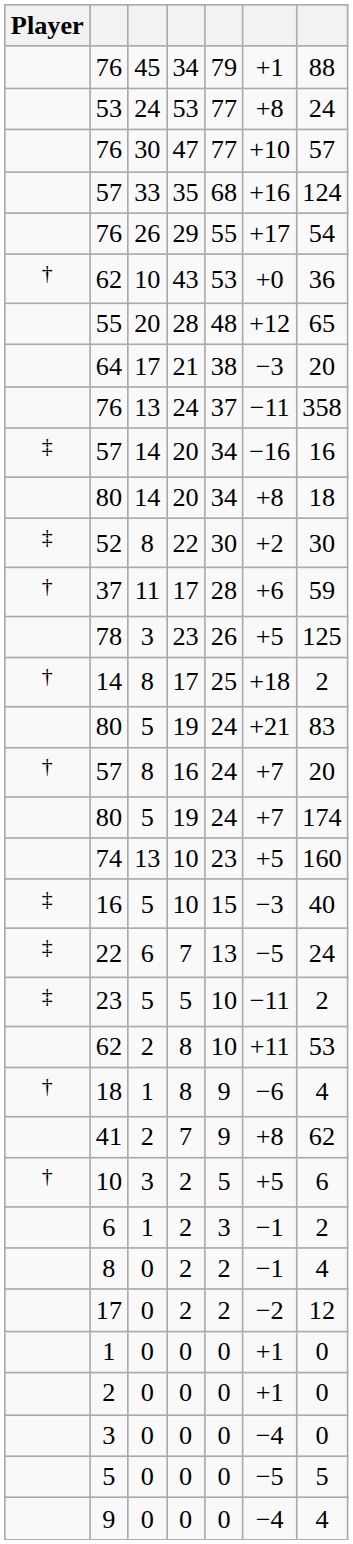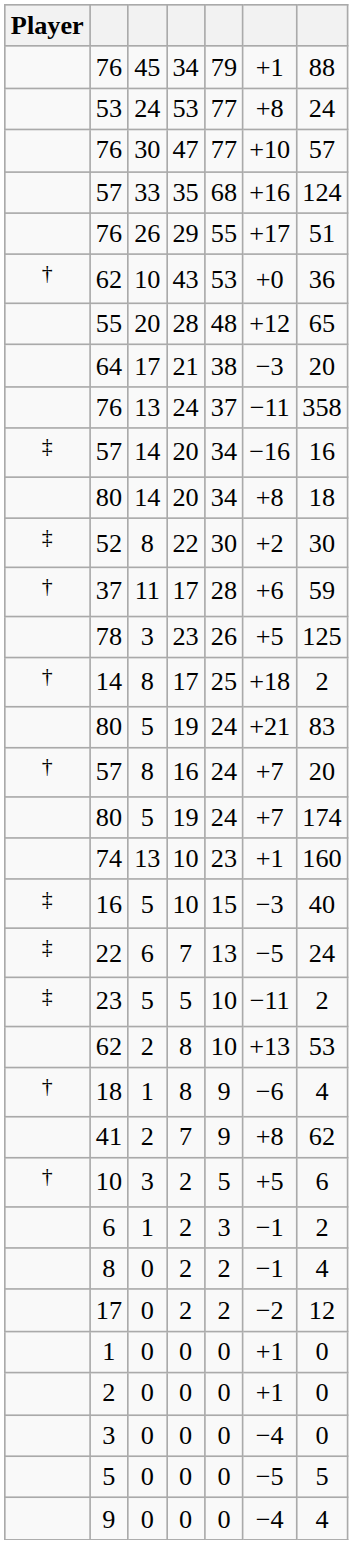(322, 233) 54 -> (322, 233) 51
(270, 858) +5 -> (270, 858) +1
(270, 1046) +11 -> (270, 1046) +13
